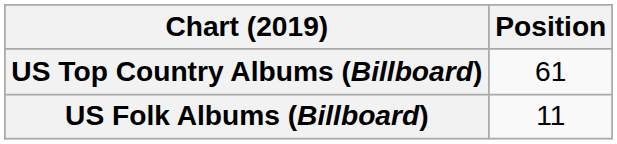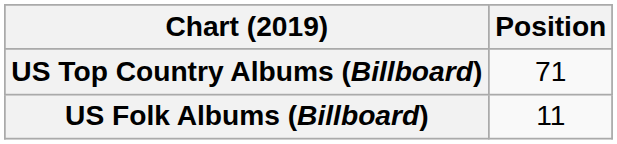(551, 71) 61 -> (551, 71) 71
